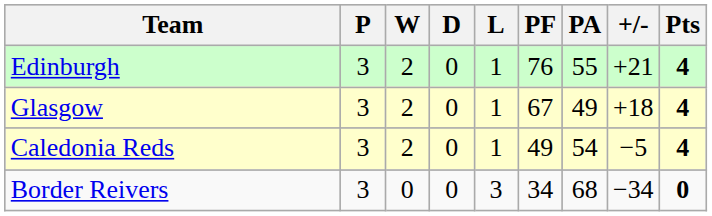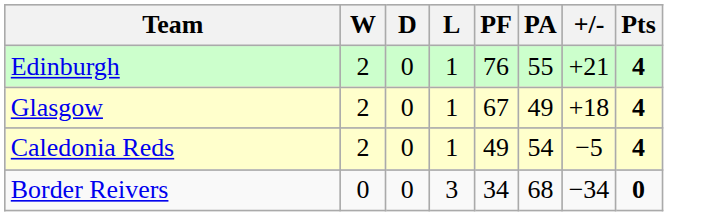- column: (363, 25)
